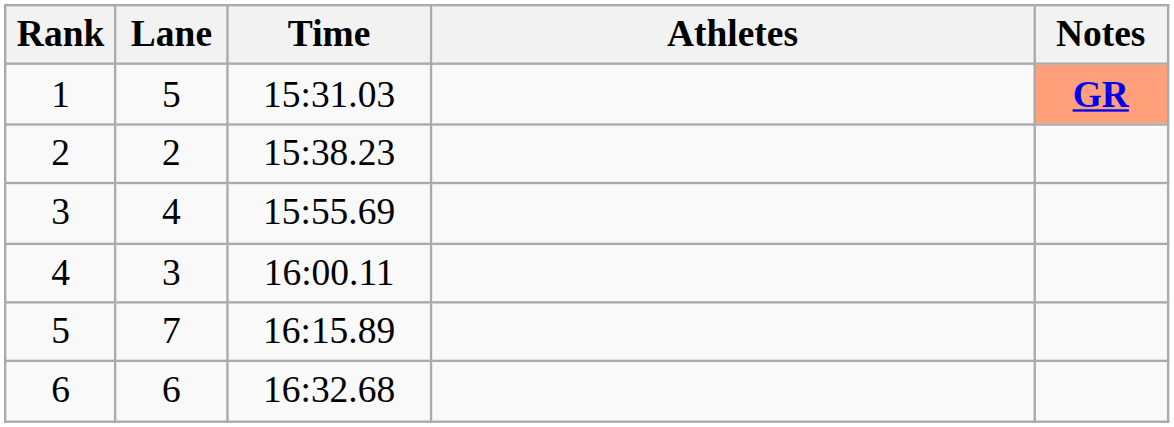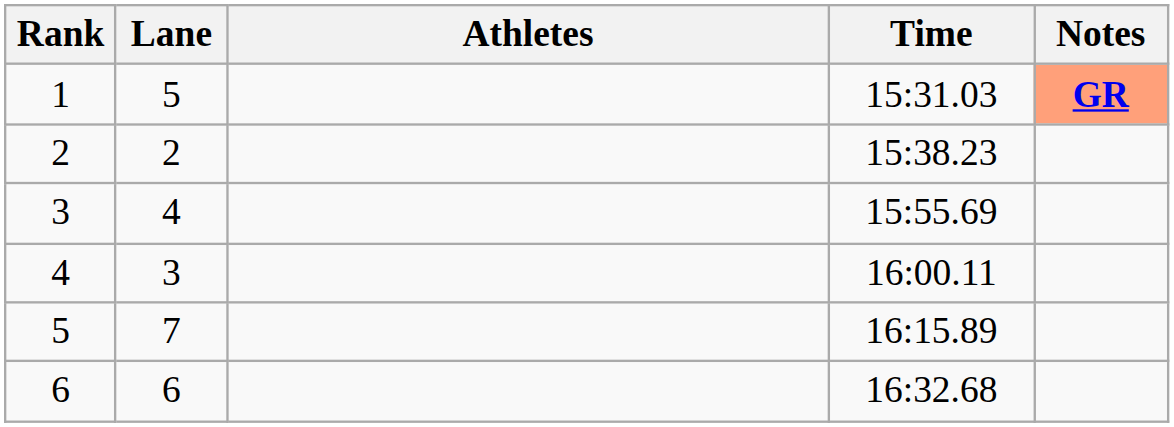columns swapped: (732, 34) <-> (329, 34)
